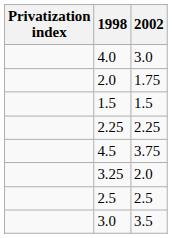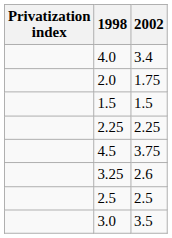(143, 56) 3.0 -> (143, 56) 3.4
(143, 174) 2.0 -> (143, 174) 2.6
